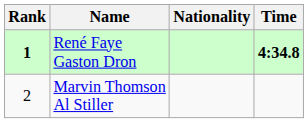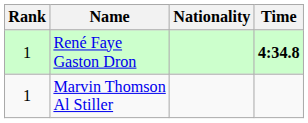(27, 52) bold -> (27, 52) normal
(27, 95) 2 -> (27, 95) 1
